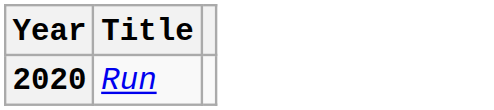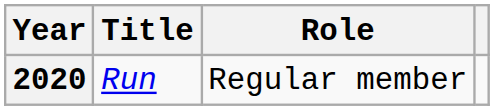+ column: (338, 30)
